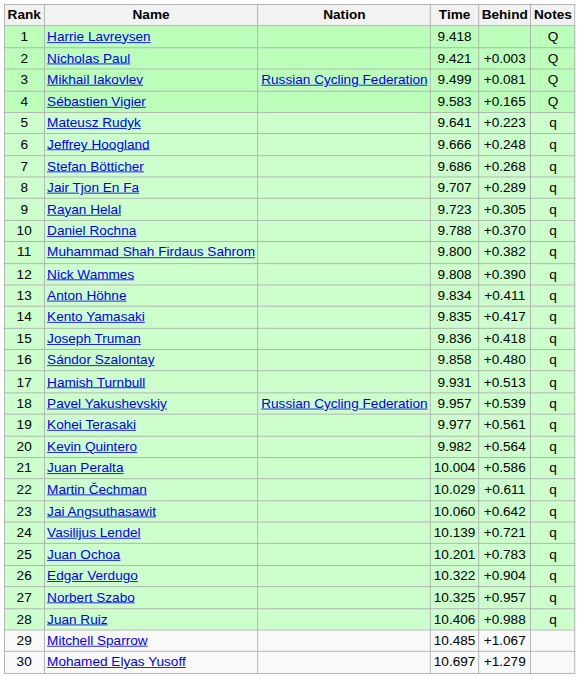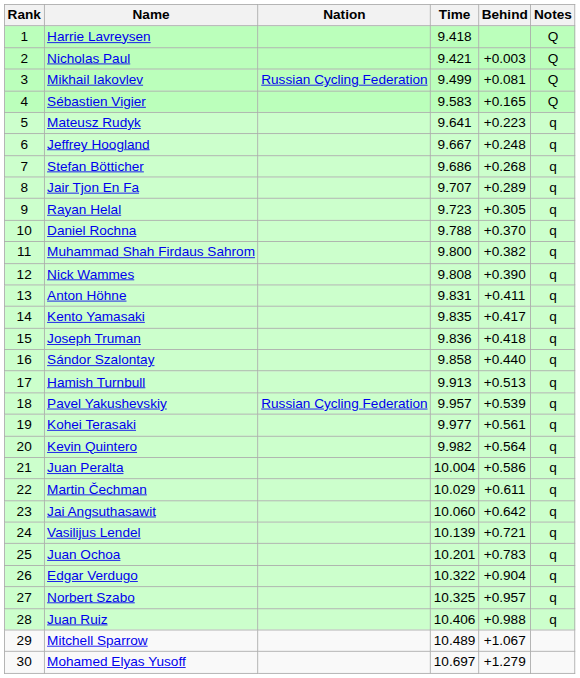(455, 144) 9.666 -> (455, 144) 9.667
(455, 295) 9.834 -> (455, 295) 9.831
(505, 360) +0.480 -> (505, 360) +0.440
(455, 381) 9.931 -> (455, 381) 9.913
(455, 640) 10.485 -> (455, 640) 10.489
